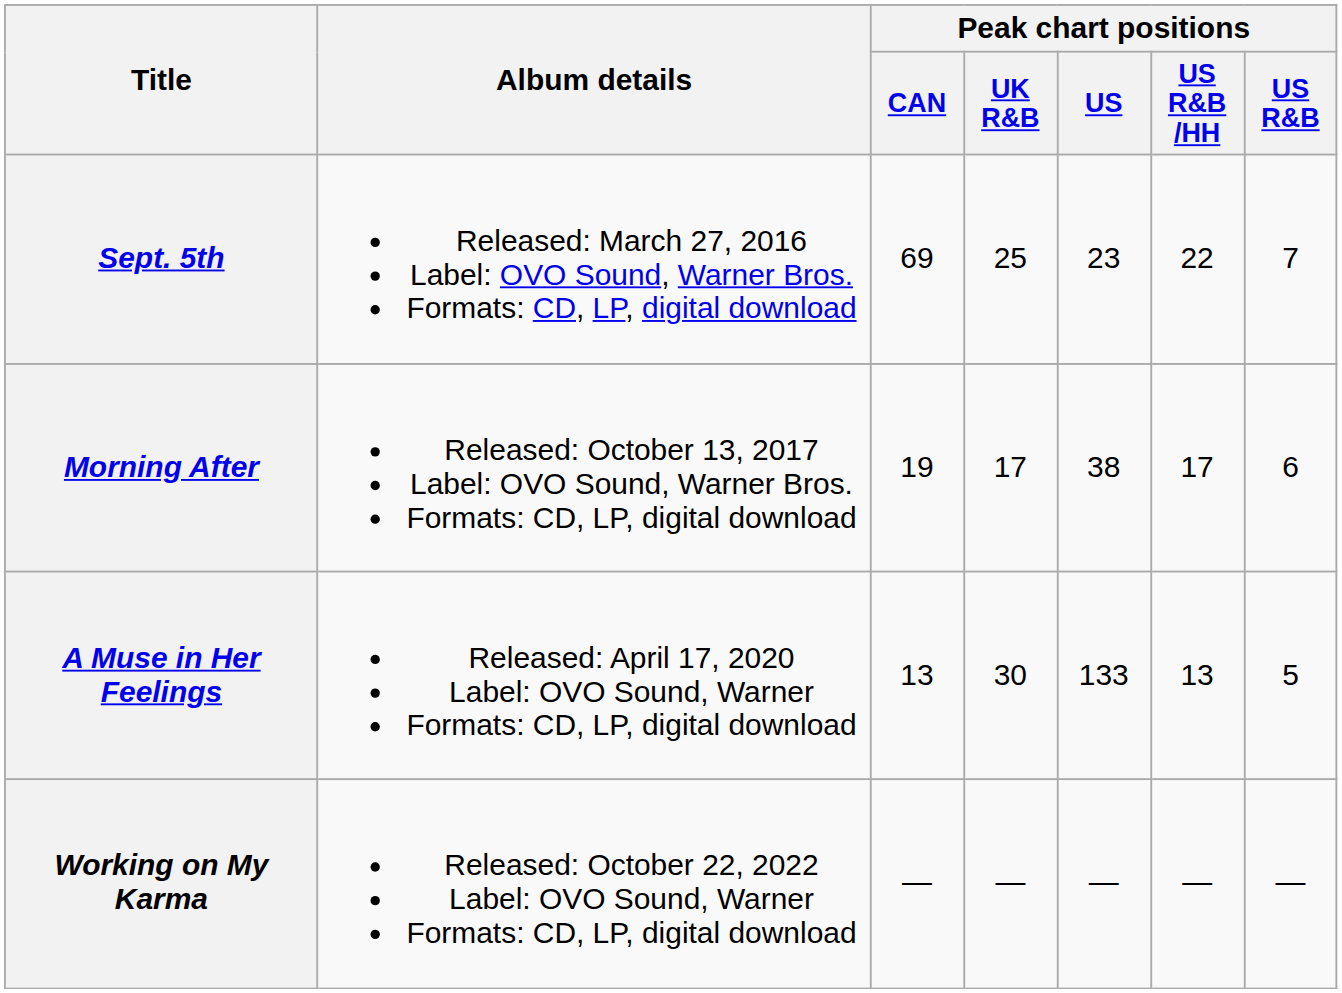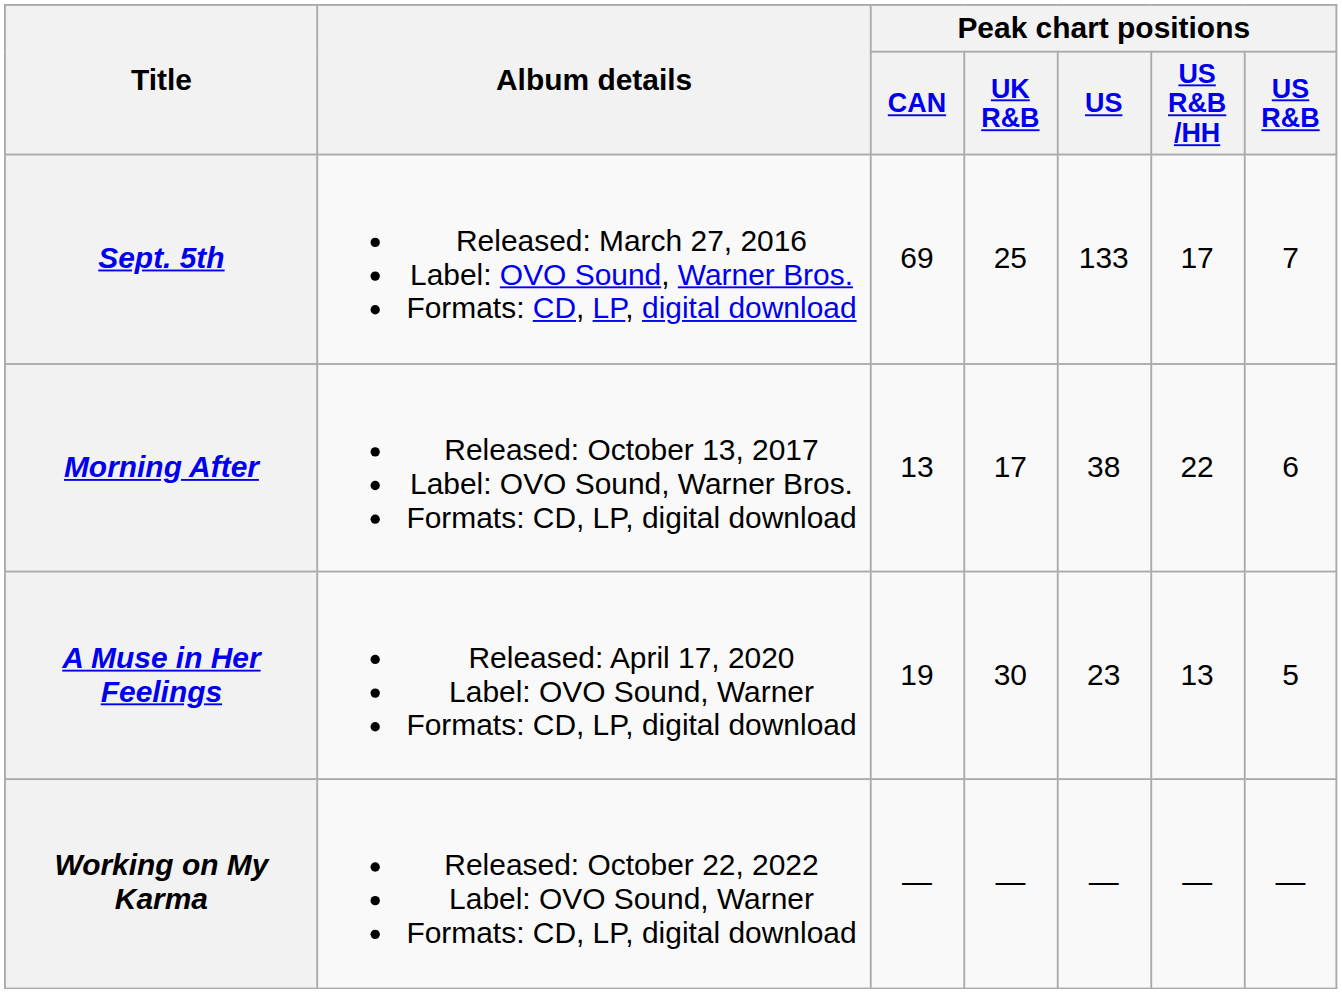(1104, 258) 23 -> (1104, 258) 133
(1197, 258) 22 -> (1197, 258) 17
(917, 466) 19 -> (917, 466) 13
(1197, 466) 17 -> (1197, 466) 22
(917, 675) 13 -> (917, 675) 19
(1104, 675) 133 -> (1104, 675) 23
